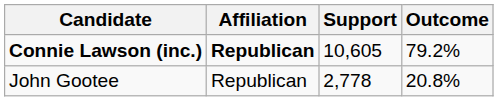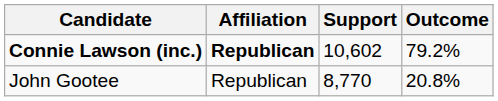(353, 50) 10,605 -> (353, 50) 10,602
(347, 80) 2,778 -> (347, 80) 8,770
